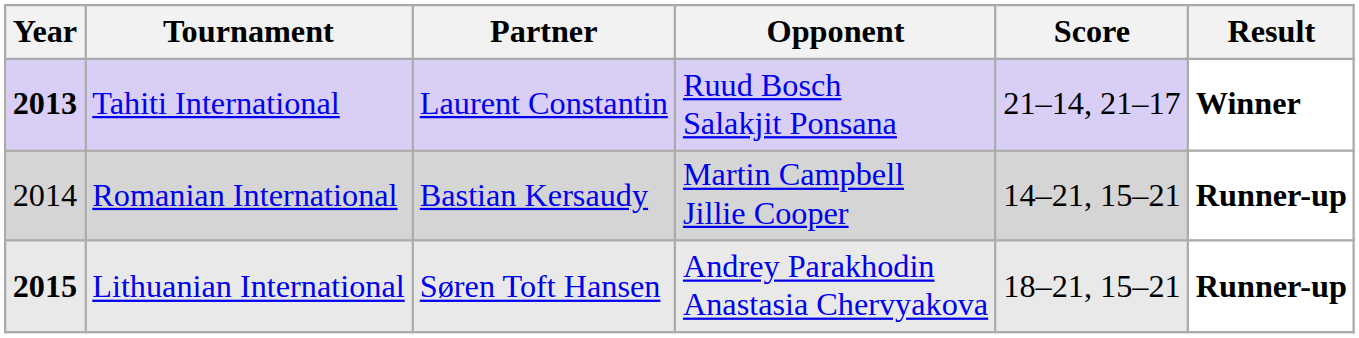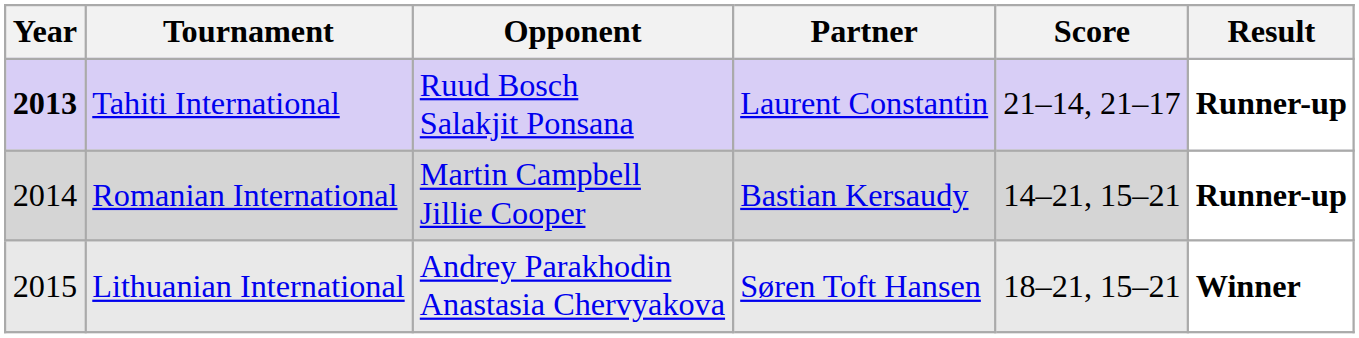columns swapped: (544, 31) <-> (836, 31)
(1248, 103) Winner -> (1271, 103) Runner-up
(45, 286) bold -> (45, 286) normal
(1271, 286) Runner-up -> (1248, 286) Winner
